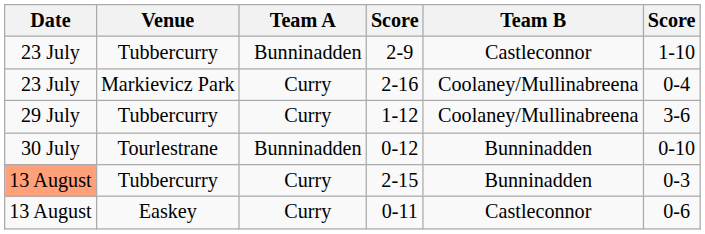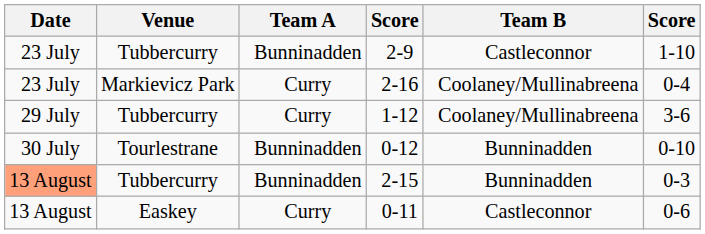(303, 180) Curry -> (303, 180) Bunninadden
